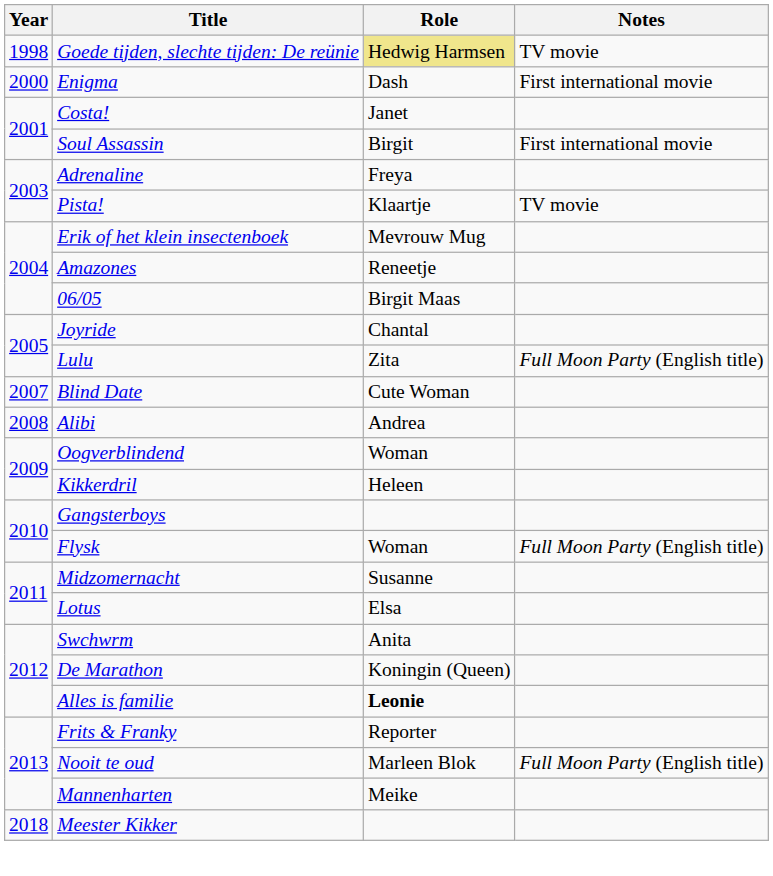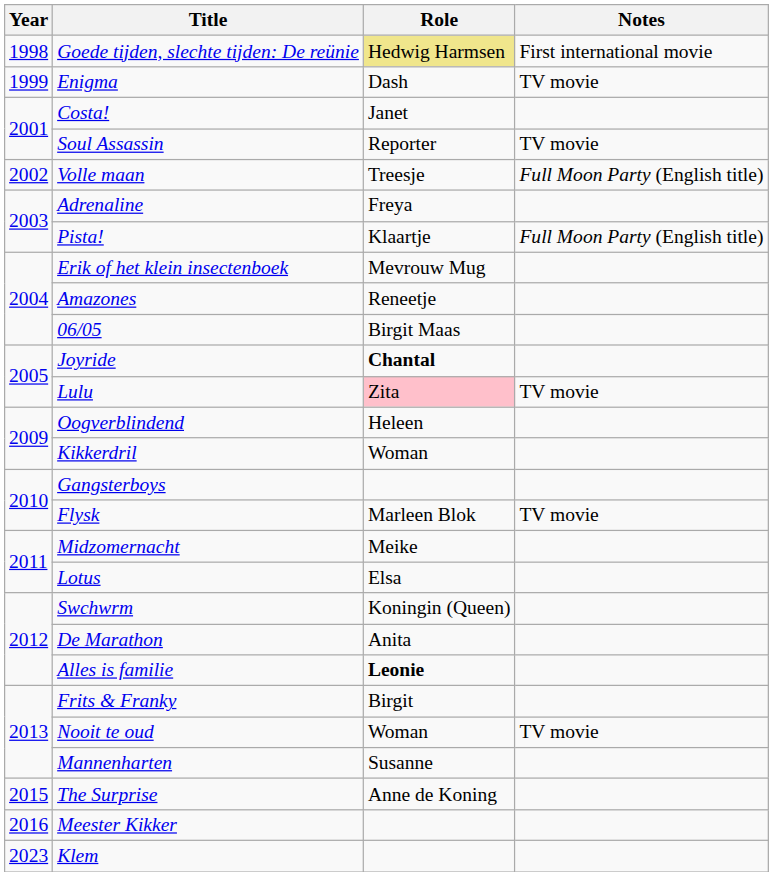(559, 50) TV movie -> (616, 50) First international movie
(29, 81) 2000 -> (29, 81) 1999
(616, 81) First international movie -> (559, 81) TV movie
(390, 143) Birgit -> (402, 143) Reporter
(616, 143) First international movie -> (559, 143) TV movie
+ row: (101, 174)
(559, 205) TV movie -> (641, 236) Full Moon Party (English title)
(398, 329) normal -> (402, 360) bold
(384, 360) no background -> (384, 391) pink background
(641, 360) Full Moon Party (English title) -> (559, 391) TV movie
- row: (100, 391)
- row: (76, 422)
(398, 453) Woman -> (396, 422) Heleen
(396, 484) Heleen -> (398, 453) Woman
(398, 546) Woman -> (422, 515) Marleen Blok
(641, 546) Full Moon Party (English title) -> (559, 515) TV movie
(400, 577) Susanne -> (393, 546) Meike
(390, 639) Anita -> (439, 608) Koningin (Queen)
(439, 670) Koningin (Queen) -> (390, 639) Anita
(402, 732) Reporter -> (390, 701) Birgit
(422, 762) Marleen Blok -> (398, 732) Woman
(641, 762) Full Moon Party (English title) -> (559, 732) TV movie
(393, 793) Meike -> (400, 762) Susanne
+ row: (107, 793)
(29, 824) 2018 -> (29, 824) 2016
+ row: (78, 855)
